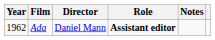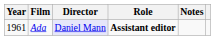(16, 27) 1962 -> (16, 27) 1961
(80, 27) no background -> (80, 27) lavender background
